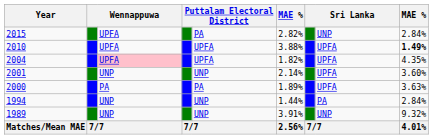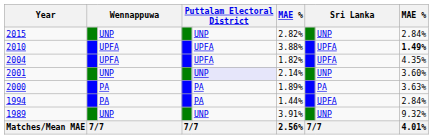(109, 34) UPFA -> (107, 34) UNP
(199, 34) PA -> (201, 34) UNP
(109, 60) pink background -> (109, 60) no background
(201, 74) no background -> (201, 74) lavender background
(327, 74) UPFA -> (324, 74) UNP
(327, 87) UPFA -> (322, 87) PA
(107, 101) UNP -> (104, 101) PA
(201, 101) UNP -> (199, 101) PA
(322, 101) PA -> (327, 101) UPFA
